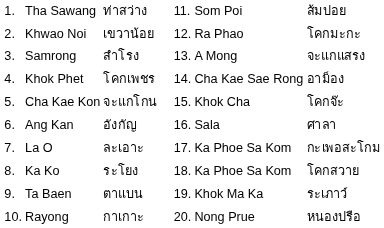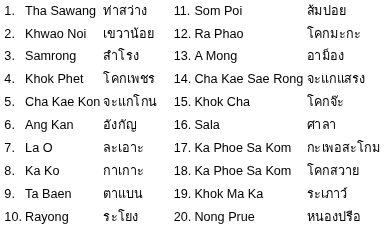(336, 56) จะแกแสรง -> (325, 56) อาม็อง
(325, 79) อาม็อง -> (336, 79) จะแกแสรง
(121, 171) ระโยง -> (124, 171) กาเกาะ
(124, 216) กาเกาะ -> (121, 216) ระโยง
